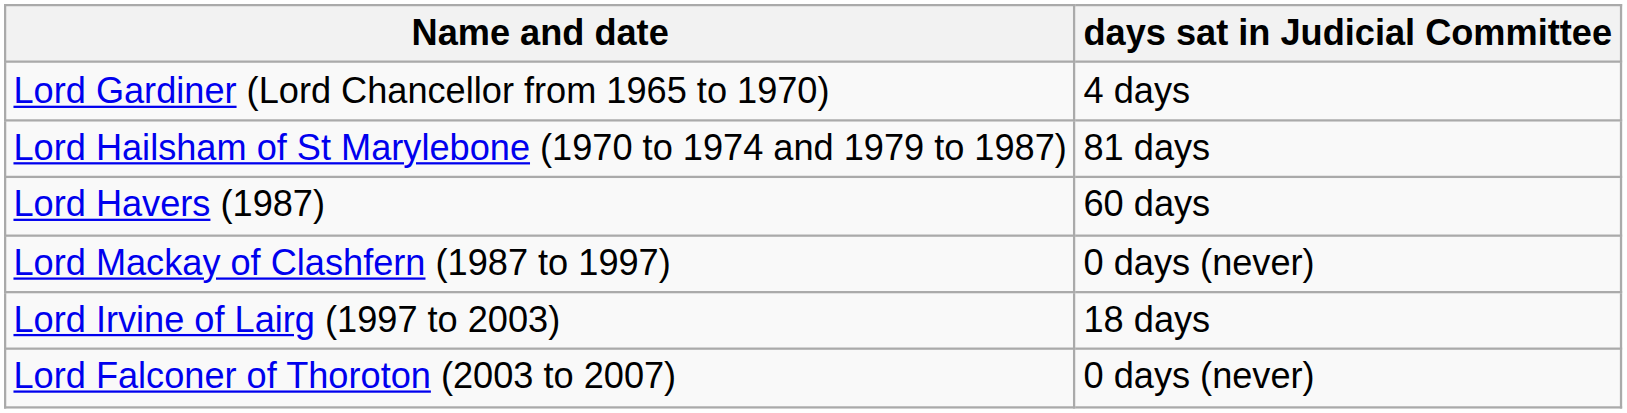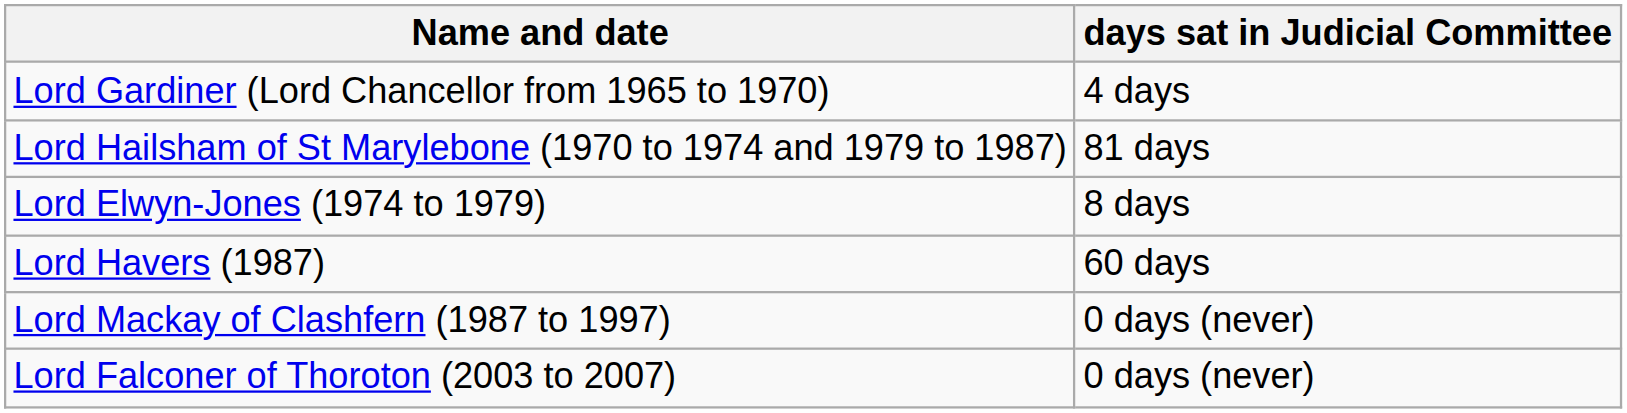+ row: (280, 205)
- row: (287, 319)
